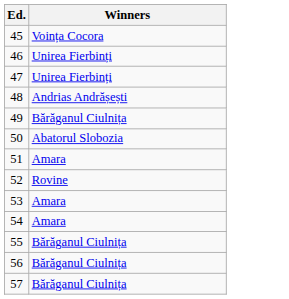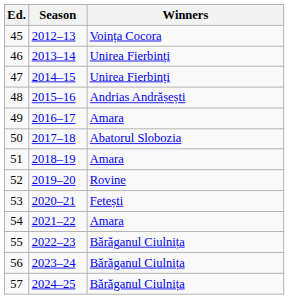+ column: (58, 15)
(79, 118) Bărăganul Ciulnița -> (107, 118) Amara
(49, 201) Amara -> (106, 201) Fetești
